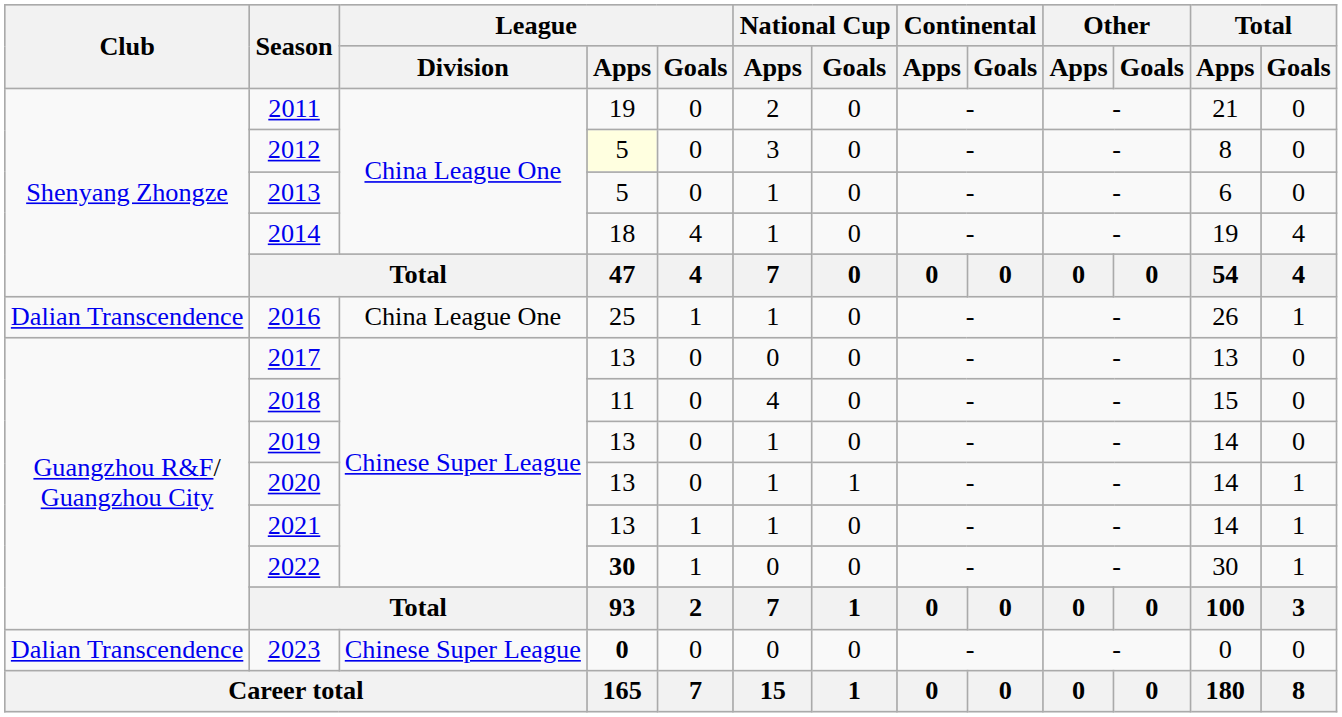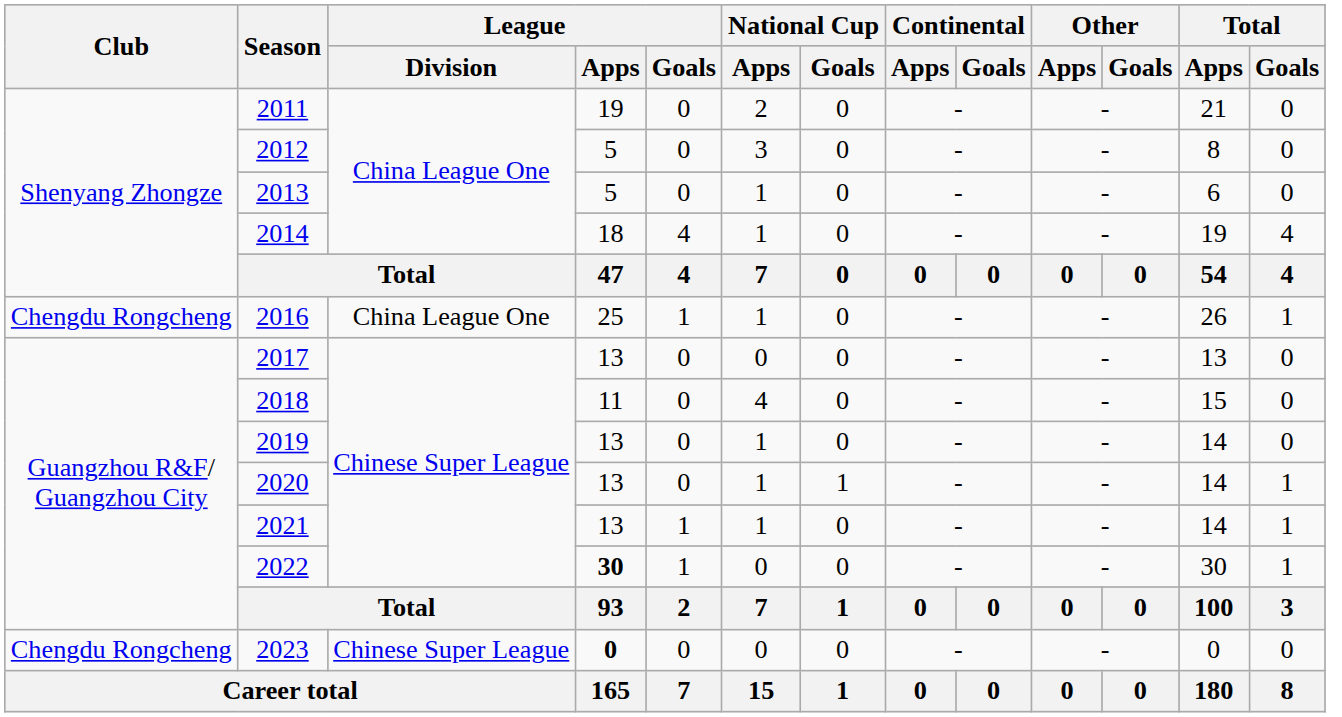(622, 150) lightyellow background -> (611, 150) no background
(127, 316) Dalian Transcendence -> (121, 316) Chengdu Rongcheng
(127, 649) Dalian Transcendence -> (121, 649) Chengdu Rongcheng
